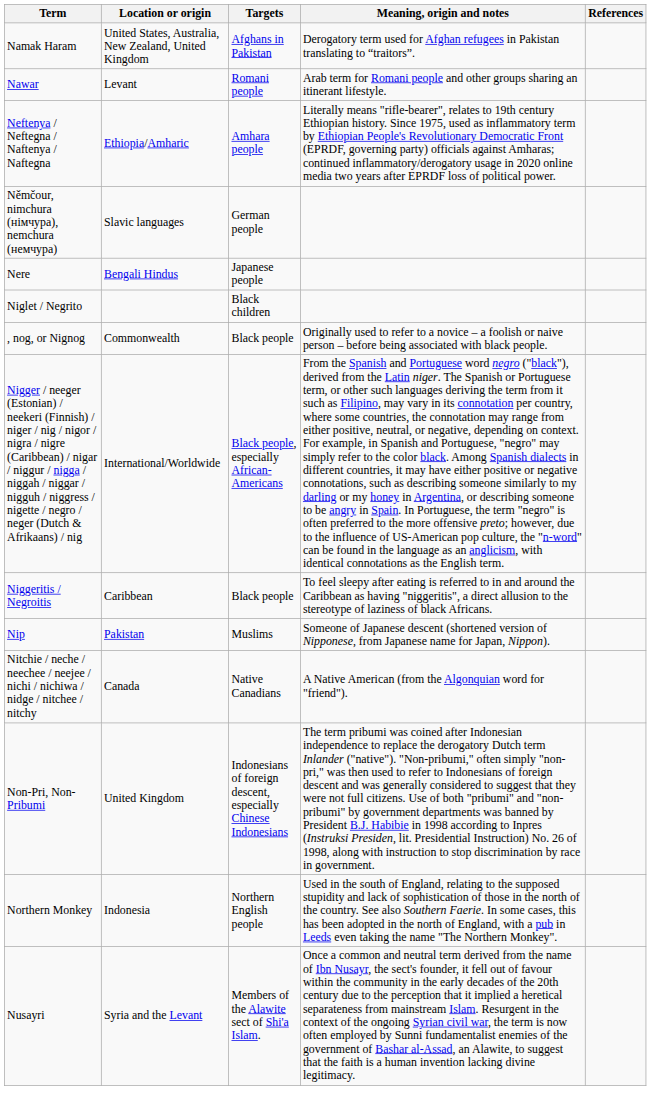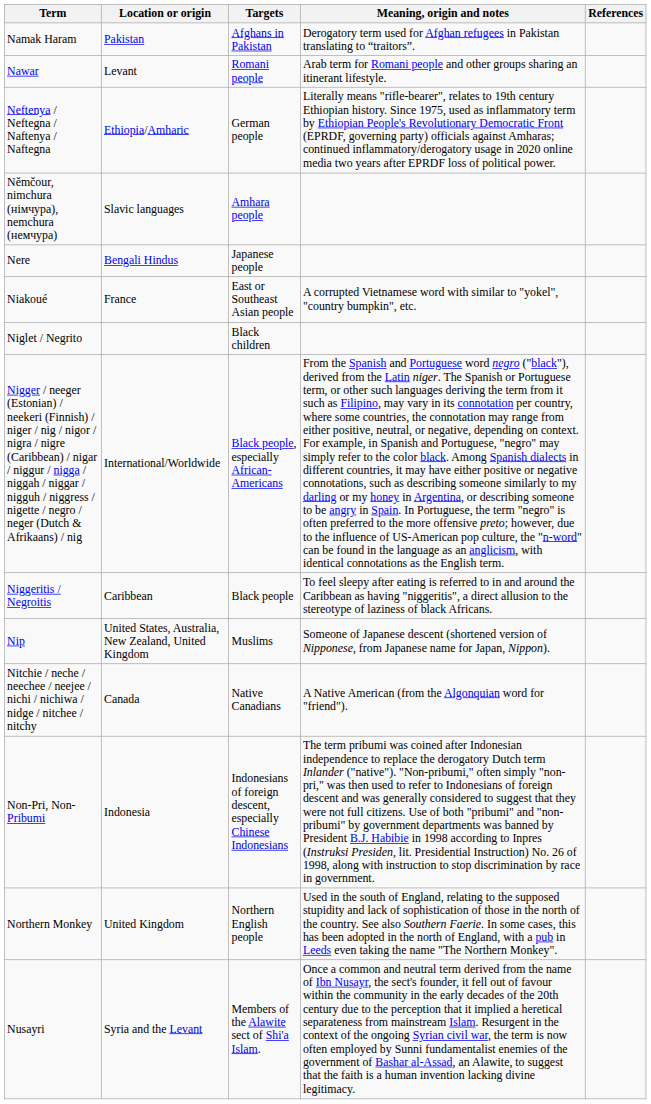(162, 45) United States, Australia, New Zealand, United Kingdom -> (124, 39) Pakistan
(251, 143) Amhara people -> (251, 130) German people
(251, 222) German people -> (251, 208) Amhara people
+ row: (27, 299)
- row: (46, 338)
(124, 634) Pakistan -> (162, 641) United States, Australia, New Zealand, United Kingdom
(144, 798) United Kingdom -> (127, 811) Indonesia
(127, 910) Indonesia -> (144, 923) United Kingdom
